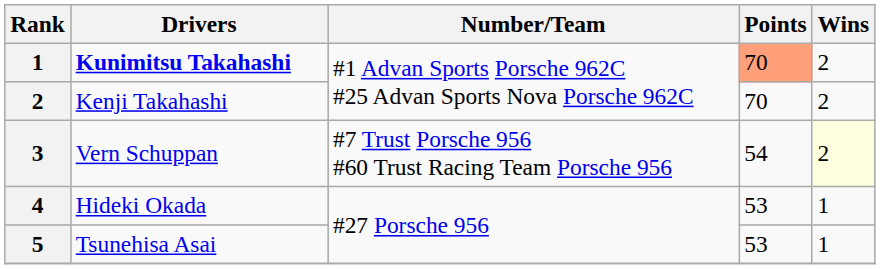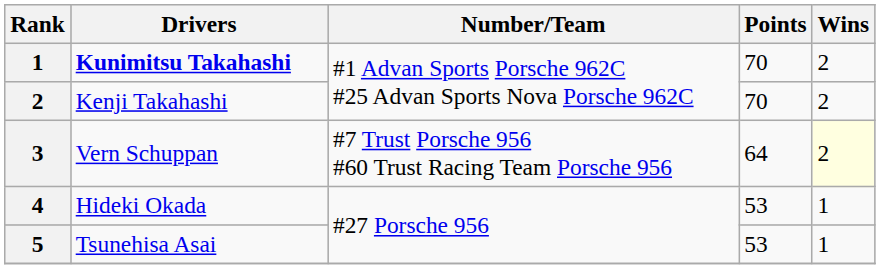(756, 62) lightsalmon background -> (756, 62) no background
(756, 153) 54 -> (756, 153) 64
